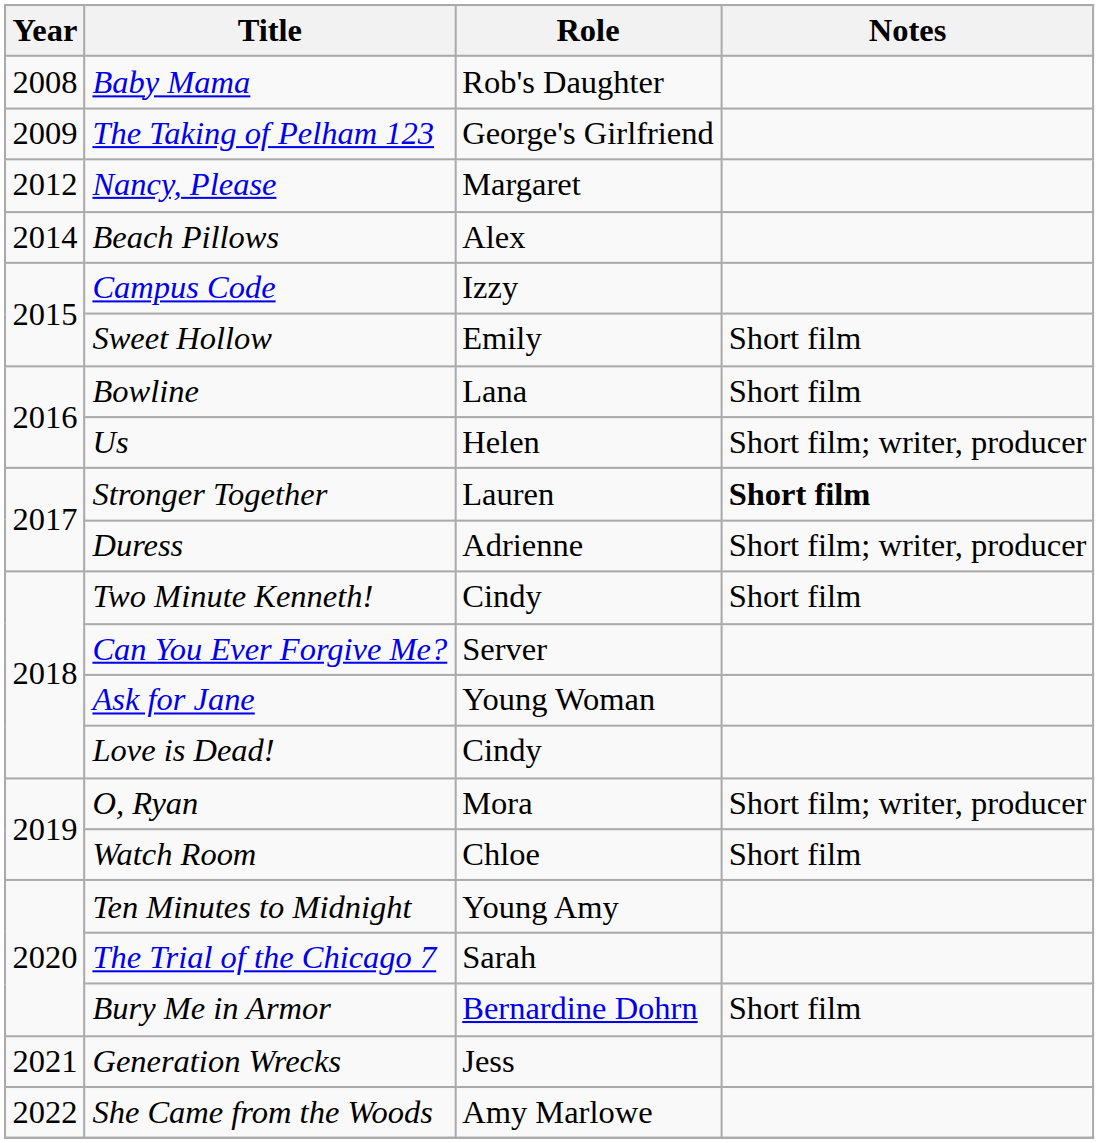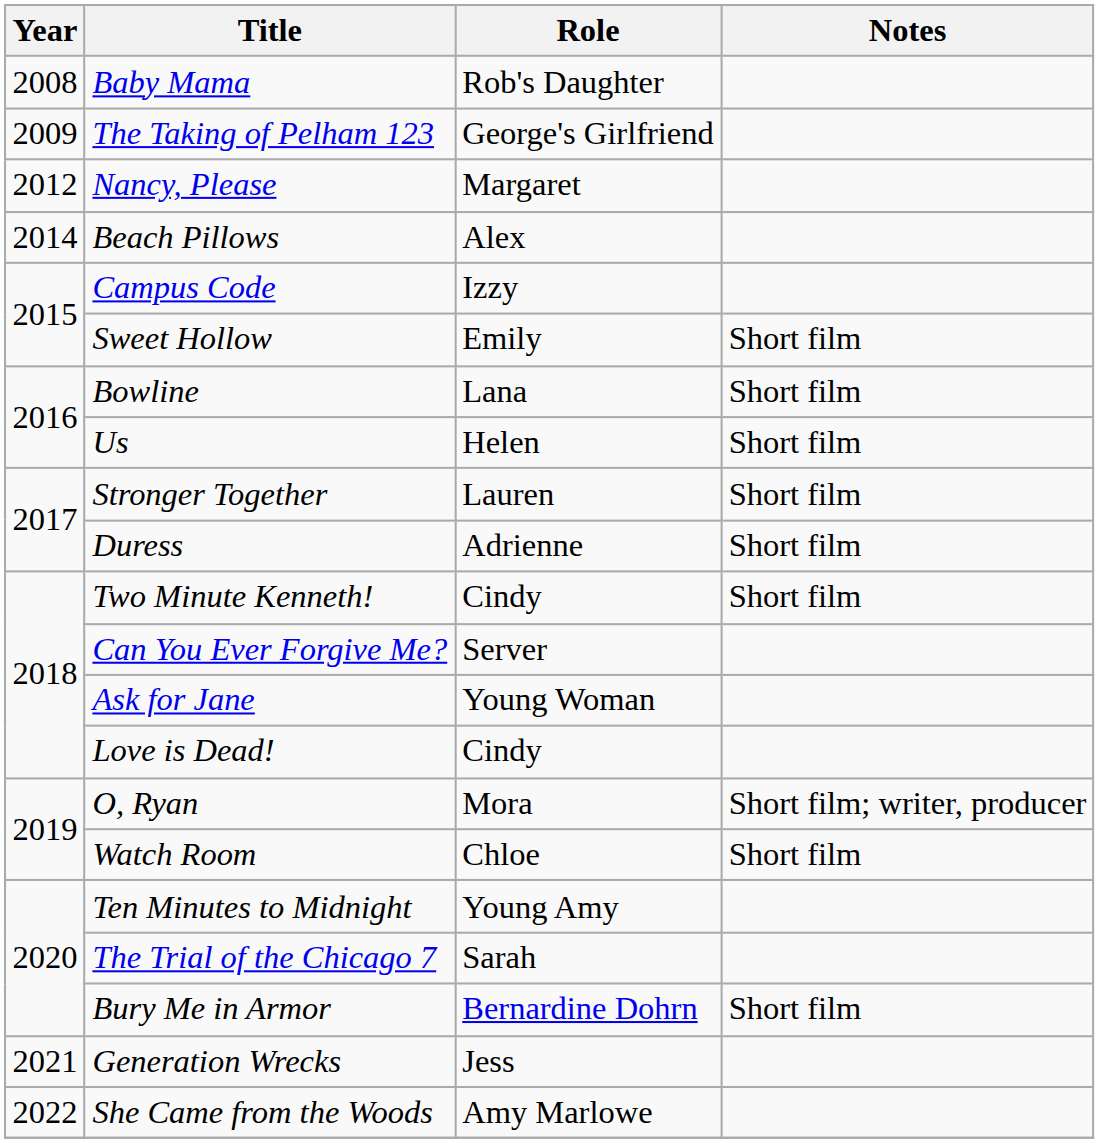(908, 442) Short film; writer, producer -> (795, 442) Short film
(800, 493) bold -> (795, 493) normal
(908, 545) Short film; writer, producer -> (795, 545) Short film
